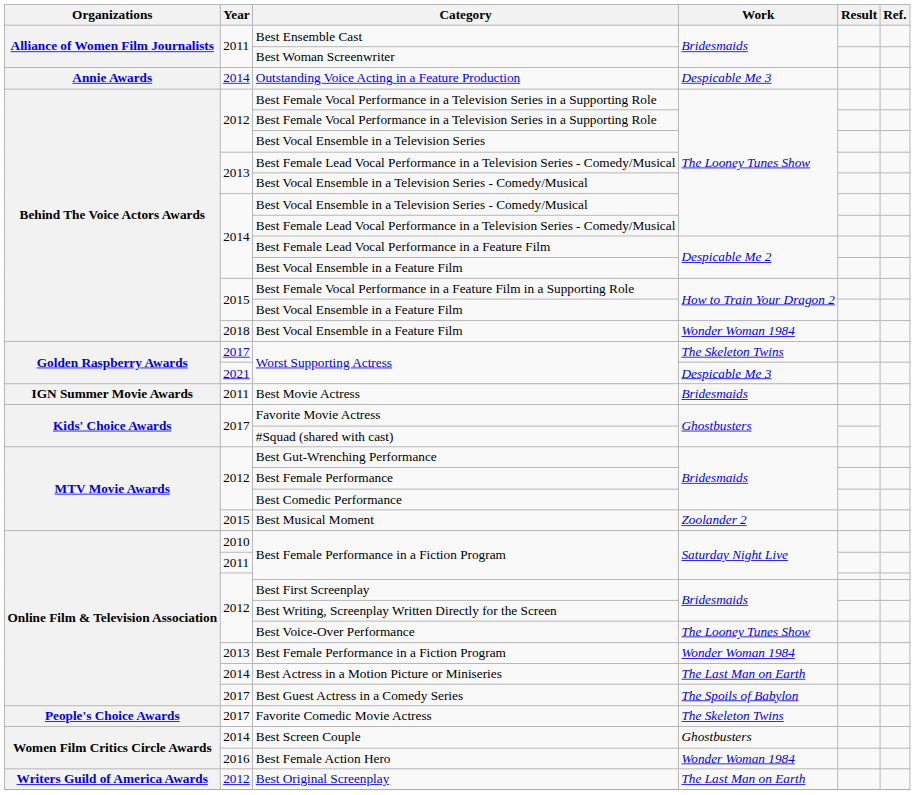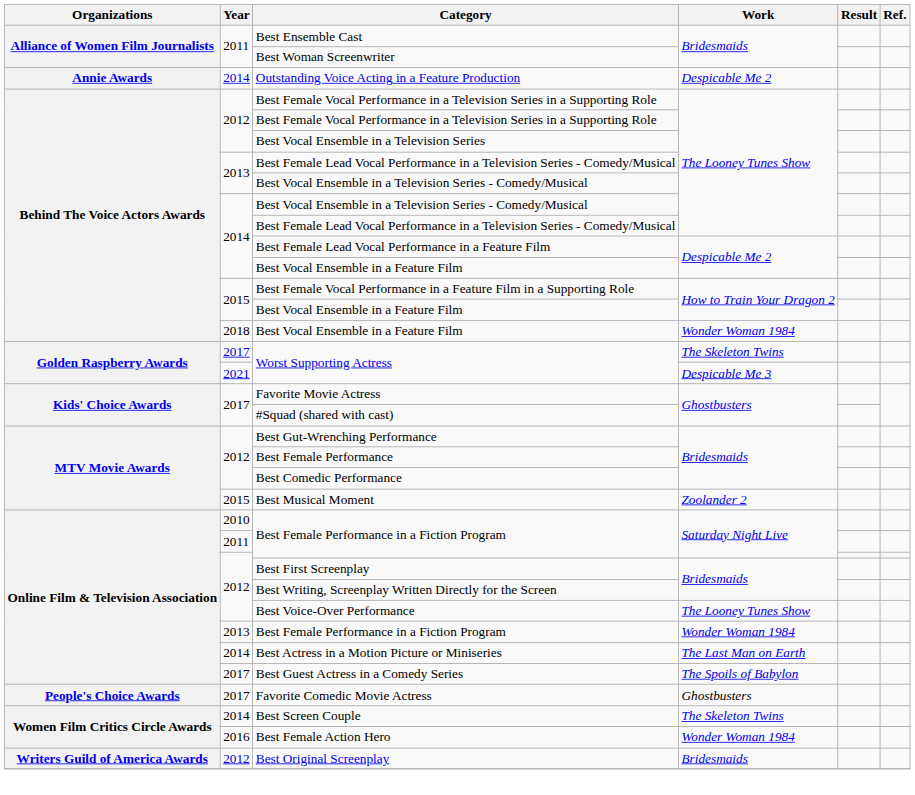(726, 78) Despicable Me 3 -> (726, 78) Despicable Me 2
- row: (236, 394)
(733, 716) The Skeleton Twins -> (717, 695) Ghostbusters
(717, 737) Ghostbusters -> (733, 716) The Skeleton Twins
(743, 779) The Last Man on Earth -> (715, 758) Bridesmaids
